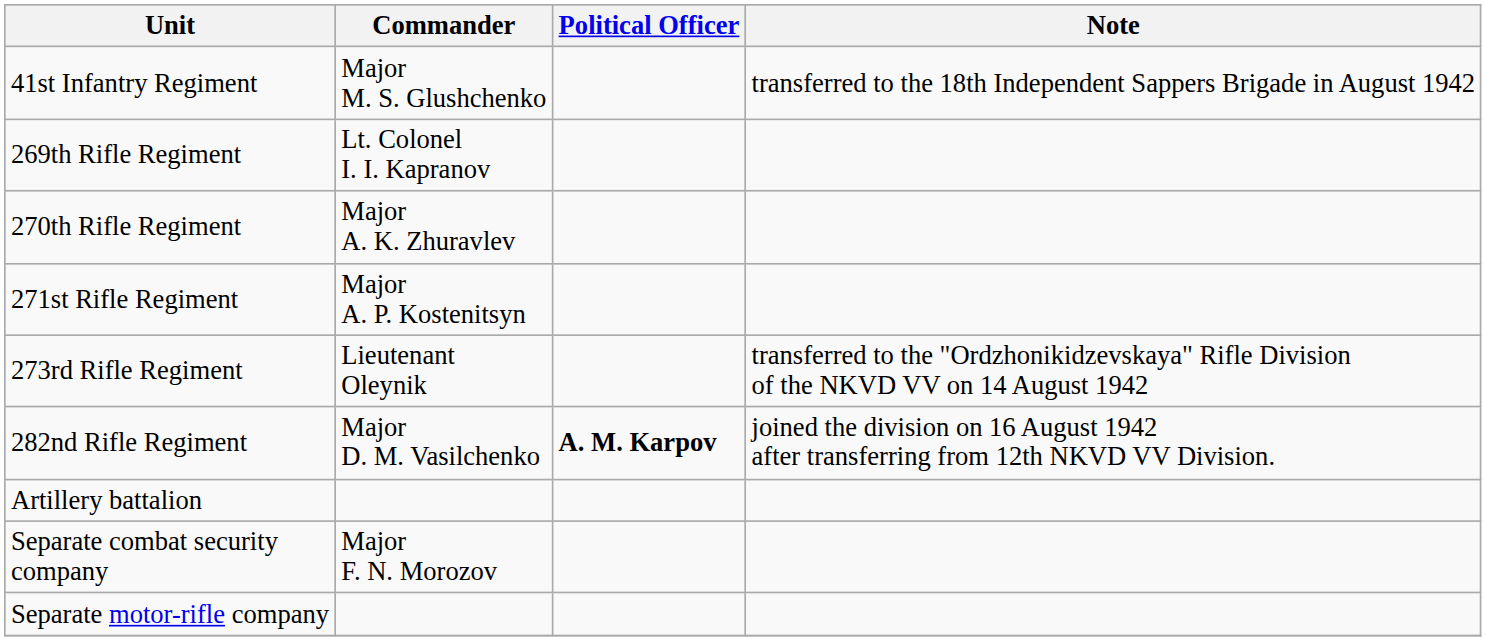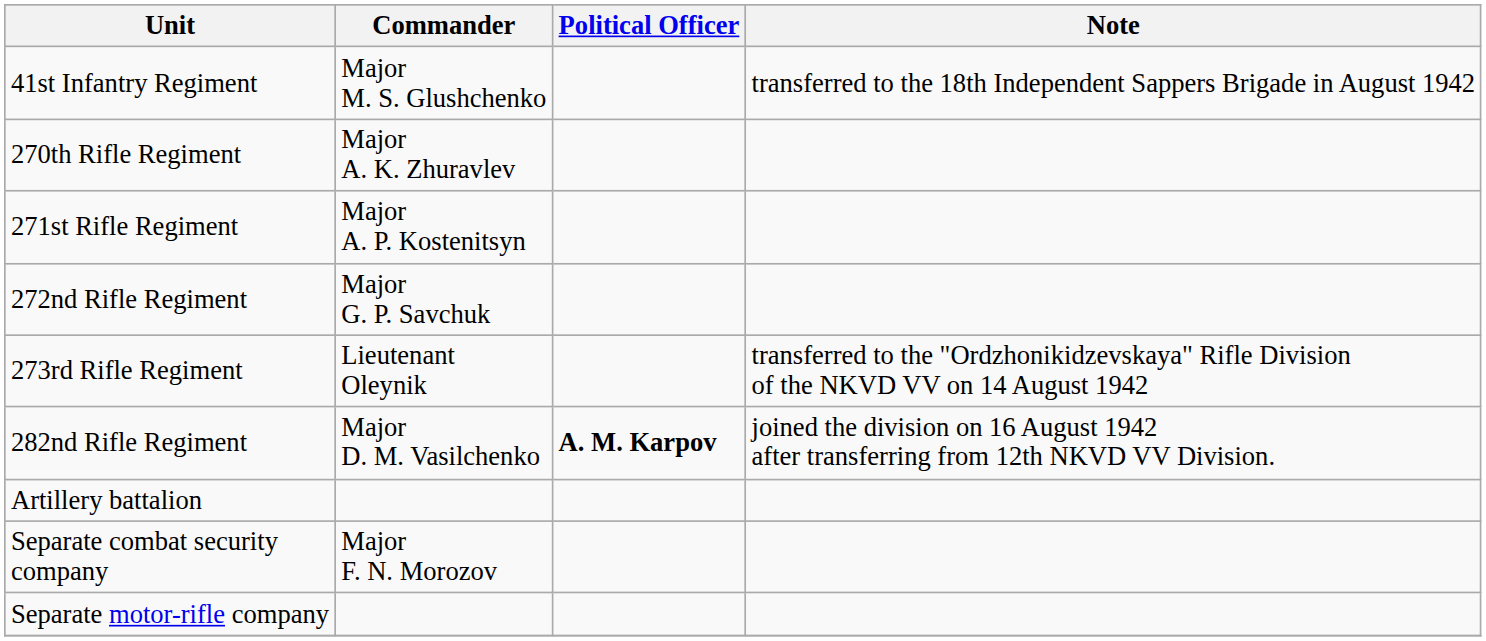- row: (126, 154)
+ row: (129, 298)
